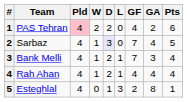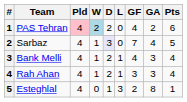(96, 27) no background -> (96, 27) lightblue background
(134, 58) 7 -> (134, 58) 4
(134, 74) 4 -> (134, 74) 3
(153, 74) 4 -> (153, 74) 3
